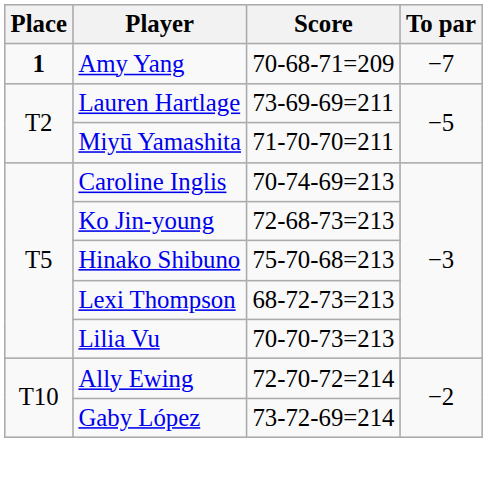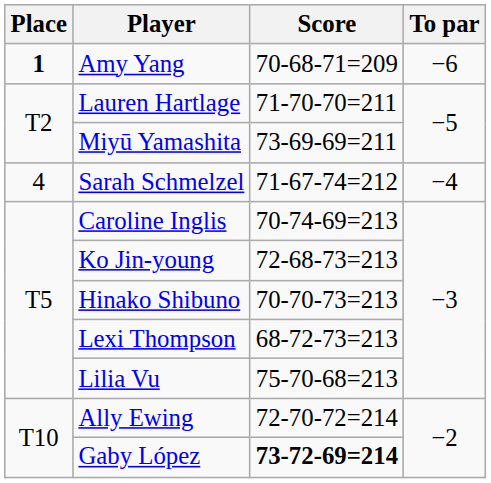(441, 63) −7 -> (444, 63) −6
(323, 102) 73-69-69=211 -> (326, 102) 71-70-70=211
(323, 142) 71-70-70=211 -> (326, 142) 73-69-69=211
+ row: (161, 181)
(323, 260) 75-70-68=213 -> (327, 299) 70-70-73=213
(323, 338) 70-70-73=213 -> (327, 378) 75-70-68=213
(323, 417) normal -> (327, 456) bold
